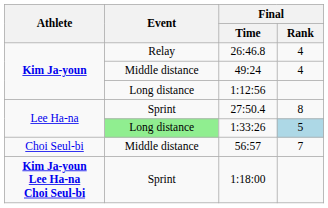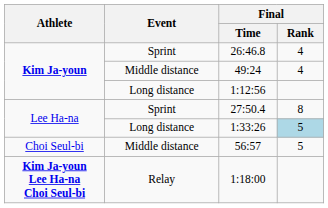(162, 52) Relay -> (162, 52) Sprint
(162, 128) lightgreen background -> (162, 128) no background
(300, 147) 7 -> (300, 147) 5
(162, 179) Sprint -> (162, 179) Relay
